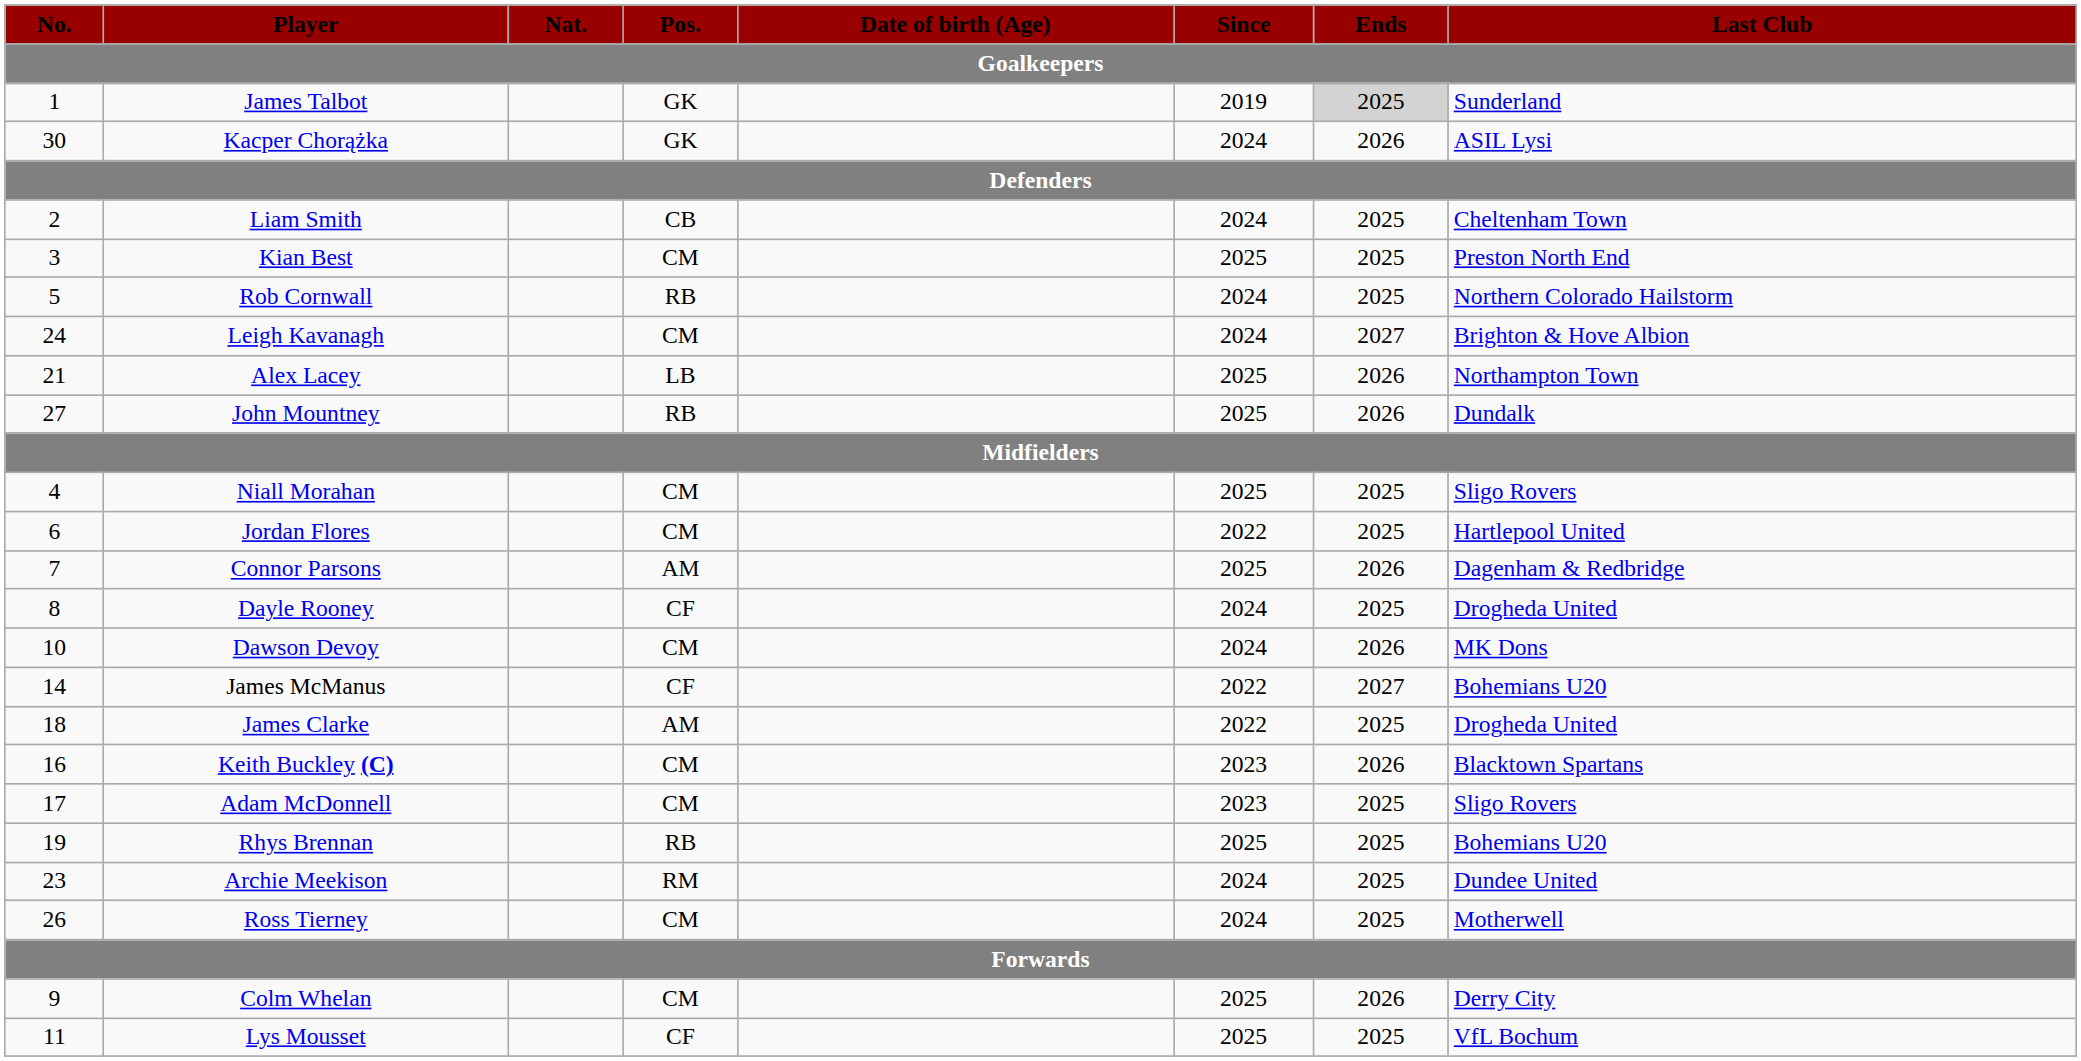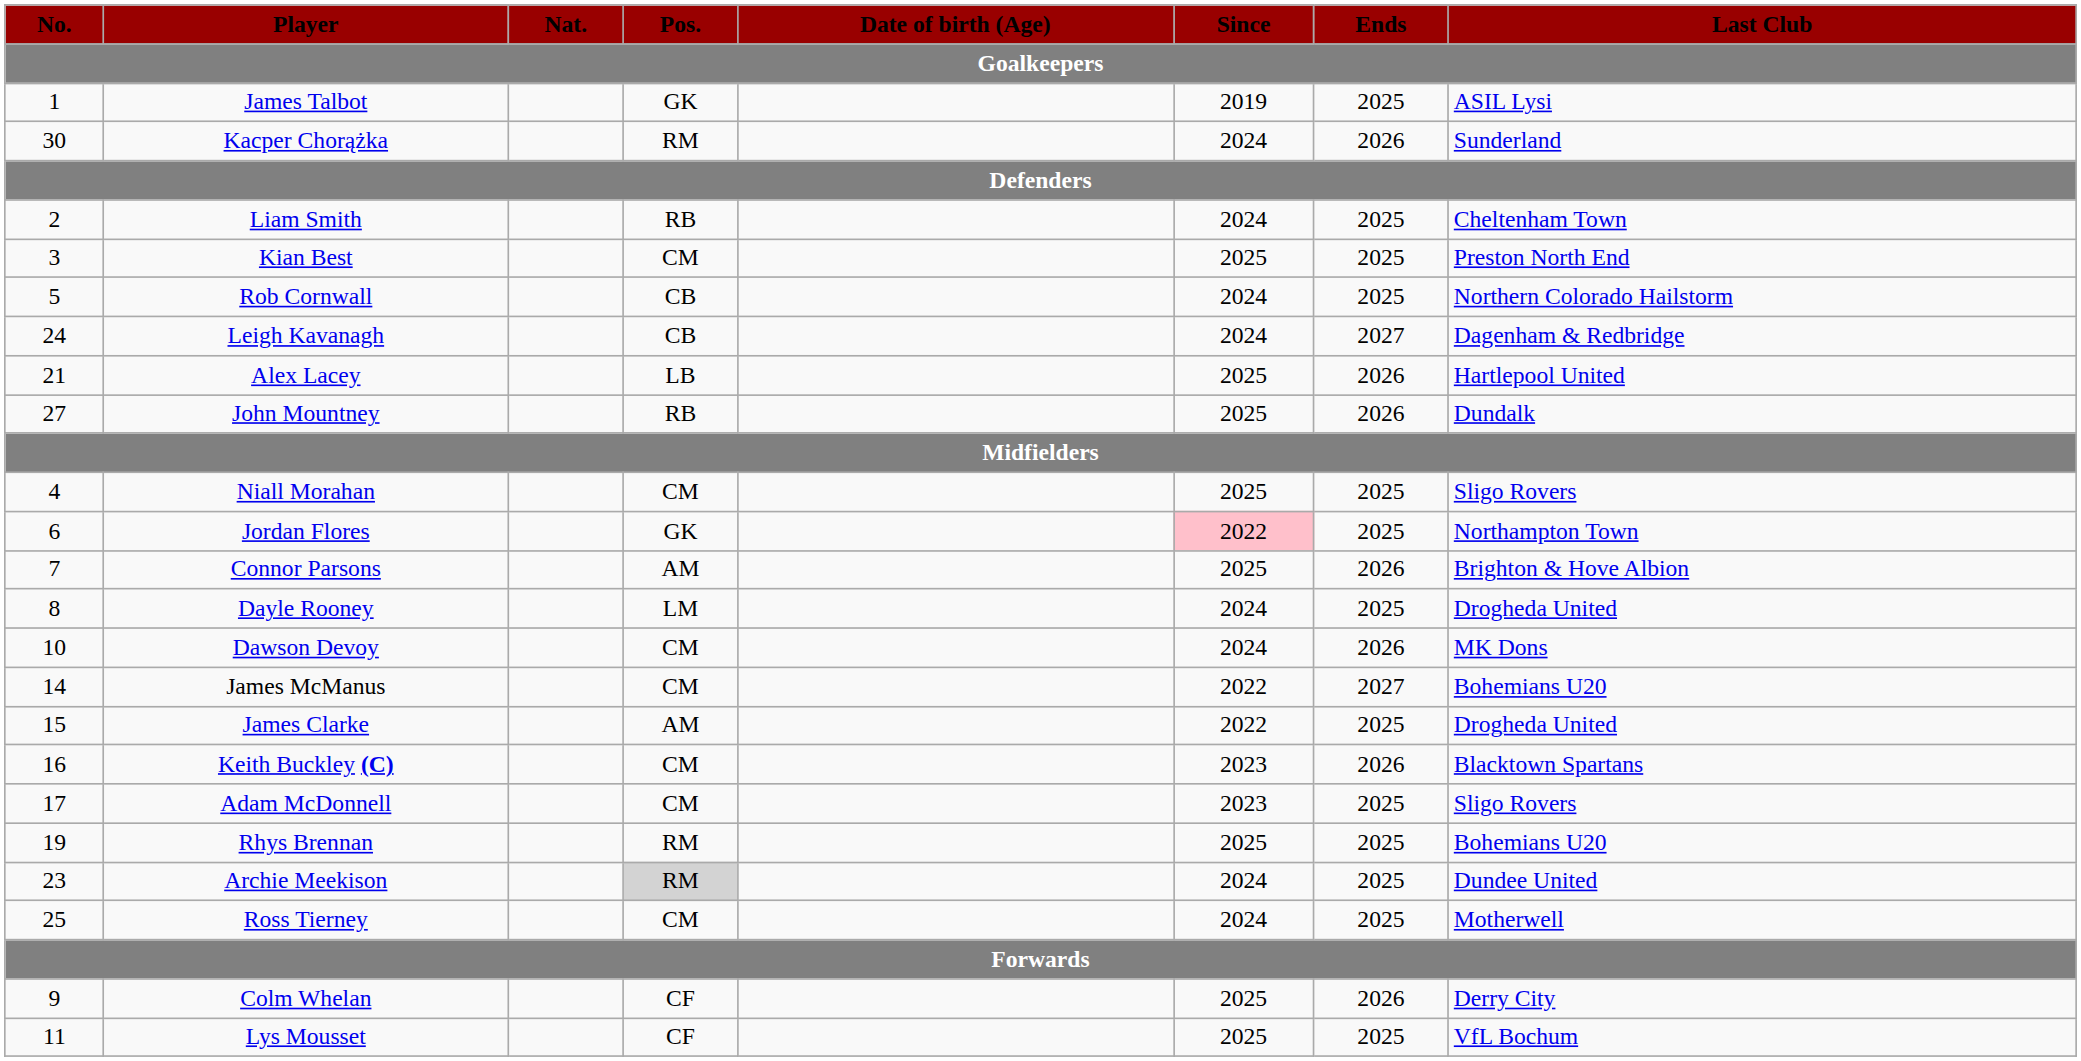(1381, 102) lightgrey background -> (1381, 102) no background
(1508, 102) Sunderland -> (1503, 102) ASIL Lysi
(680, 141) GK -> (680, 141) RM
(1503, 141) ASIL Lysi -> (1508, 141) Sunderland
(680, 219) CB -> (680, 219) RB
(680, 297) RB -> (680, 297) CB
(680, 335) CM -> (680, 335) CB
(1571, 335) Brighton & Hove Albion -> (1569, 335) Dagenham & Redbridge
(1546, 374) Northampton Town -> (1539, 374) Hartlepool United
(680, 530) CM -> (680, 530) GK
(1244, 530) no background -> (1244, 530) pink background
(1539, 530) Hartlepool United -> (1546, 530) Northampton Town
(1569, 569) Dagenham & Redbridge -> (1571, 569) Brighton & Hove Albion
(680, 608) CF -> (680, 608) LM
(680, 686) CF -> (680, 686) CM
(54, 725) 18 -> (54, 725) 15
(680, 842) RB -> (680, 842) RM
(680, 881) no background -> (680, 881) lightgrey background
(54, 920) 26 -> (54, 920) 25
(680, 998) CM -> (680, 998) CF
